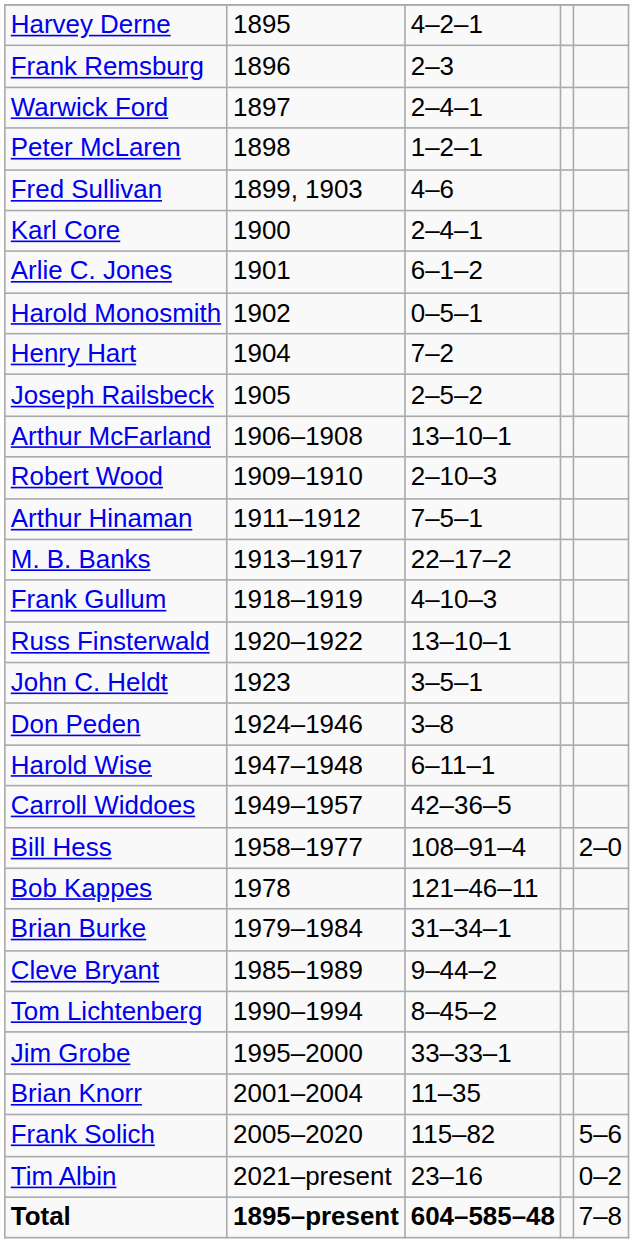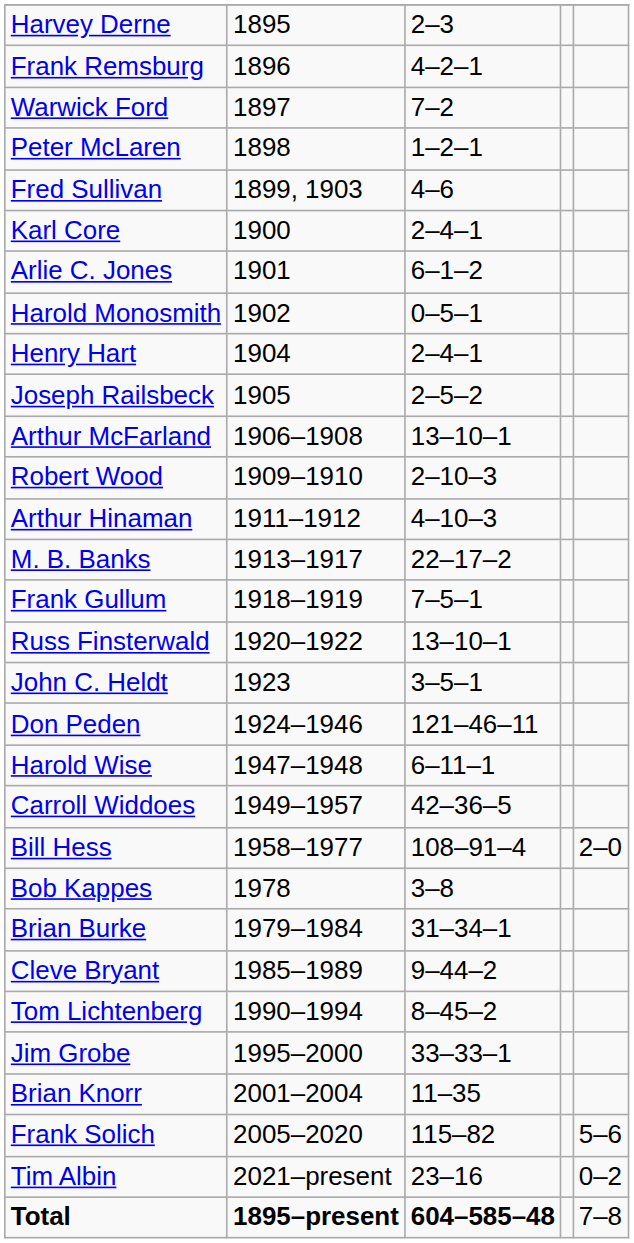(447, 25) 4–2–1 -> (432, 25) 2–3
(432, 66) 2–3 -> (447, 66) 4–2–1
(447, 107) 2–4–1 -> (432, 107) 7–2
(432, 353) 7–2 -> (447, 353) 2–4–1
(447, 518) 7–5–1 -> (454, 518) 4–10–3
(454, 600) 4–10–3 -> (447, 600) 7–5–1
(432, 723) 3–8 -> (475, 723) 121–46–11
(475, 888) 121–46–11 -> (432, 888) 3–8
